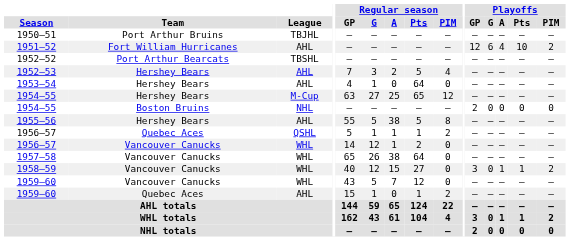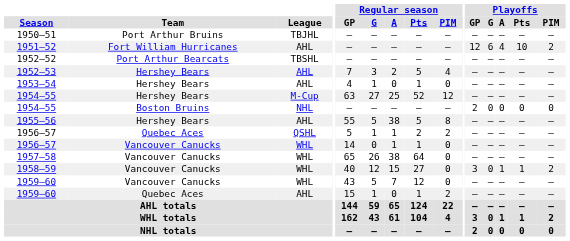(419, 84) 64 -> (419, 84) 1
(419, 96) 65 -> (419, 96) 52
(419, 133) 1 -> (419, 133) 2
(374, 145) 12 -> (374, 145) 0
(419, 145) 2 -> (419, 145) 1
